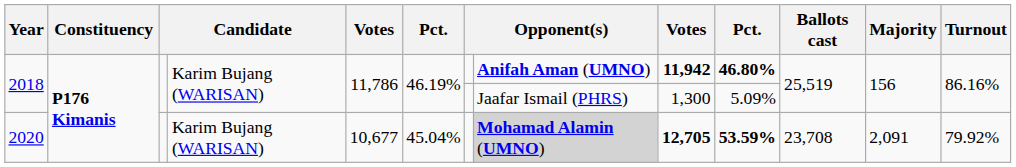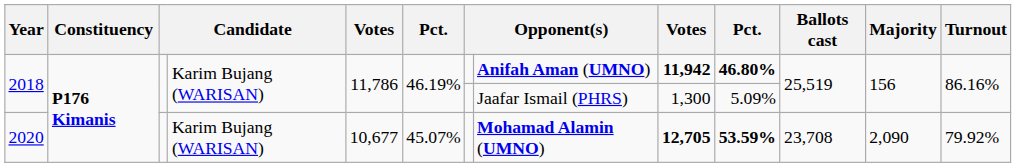(434, 137) 45.04% -> (434, 137) 45.07%
(545, 137) lightgrey background -> (545, 137) no background
(889, 137) 2,091 -> (889, 137) 2,090
